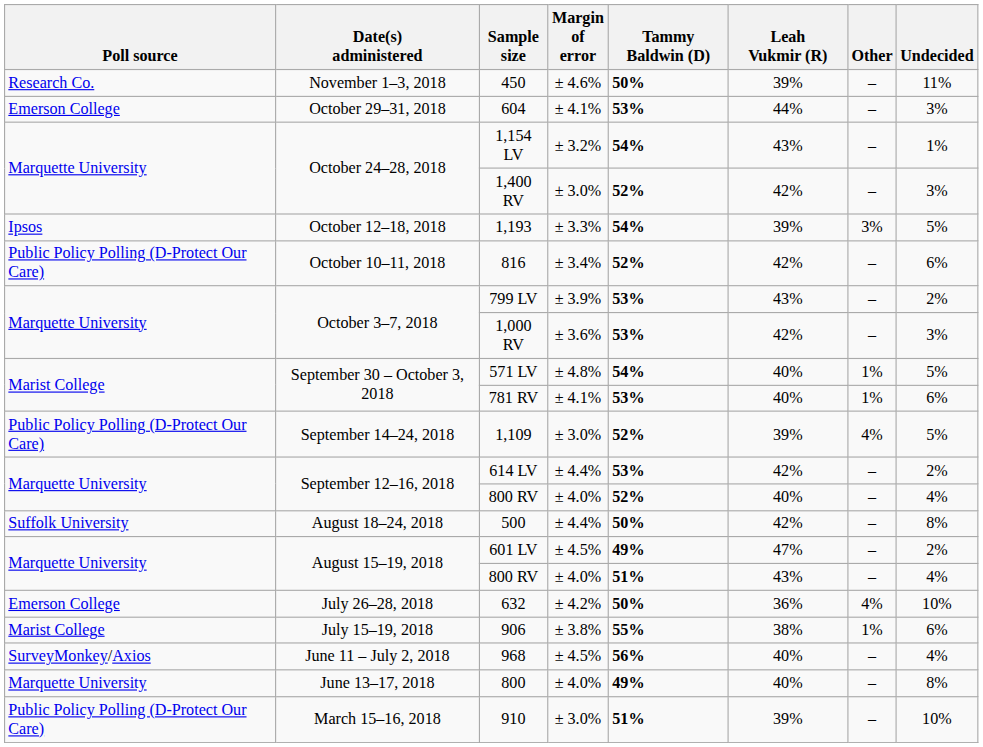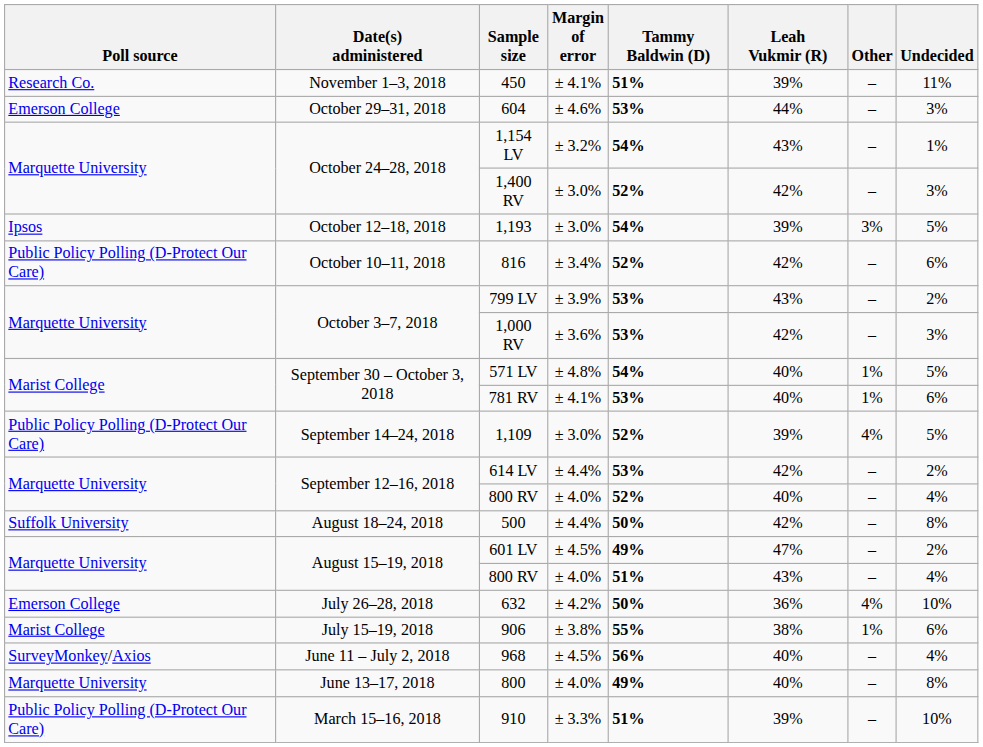(578, 82) ± 4.6% -> (578, 82) ± 4.1%
(628, 82) 50% -> (628, 82) 51%
(578, 109) ± 4.1% -> (578, 109) ± 4.6%
(578, 227) ± 3.3% -> (578, 227) ± 3.0%
(578, 719) ± 3.0% -> (578, 719) ± 3.3%
